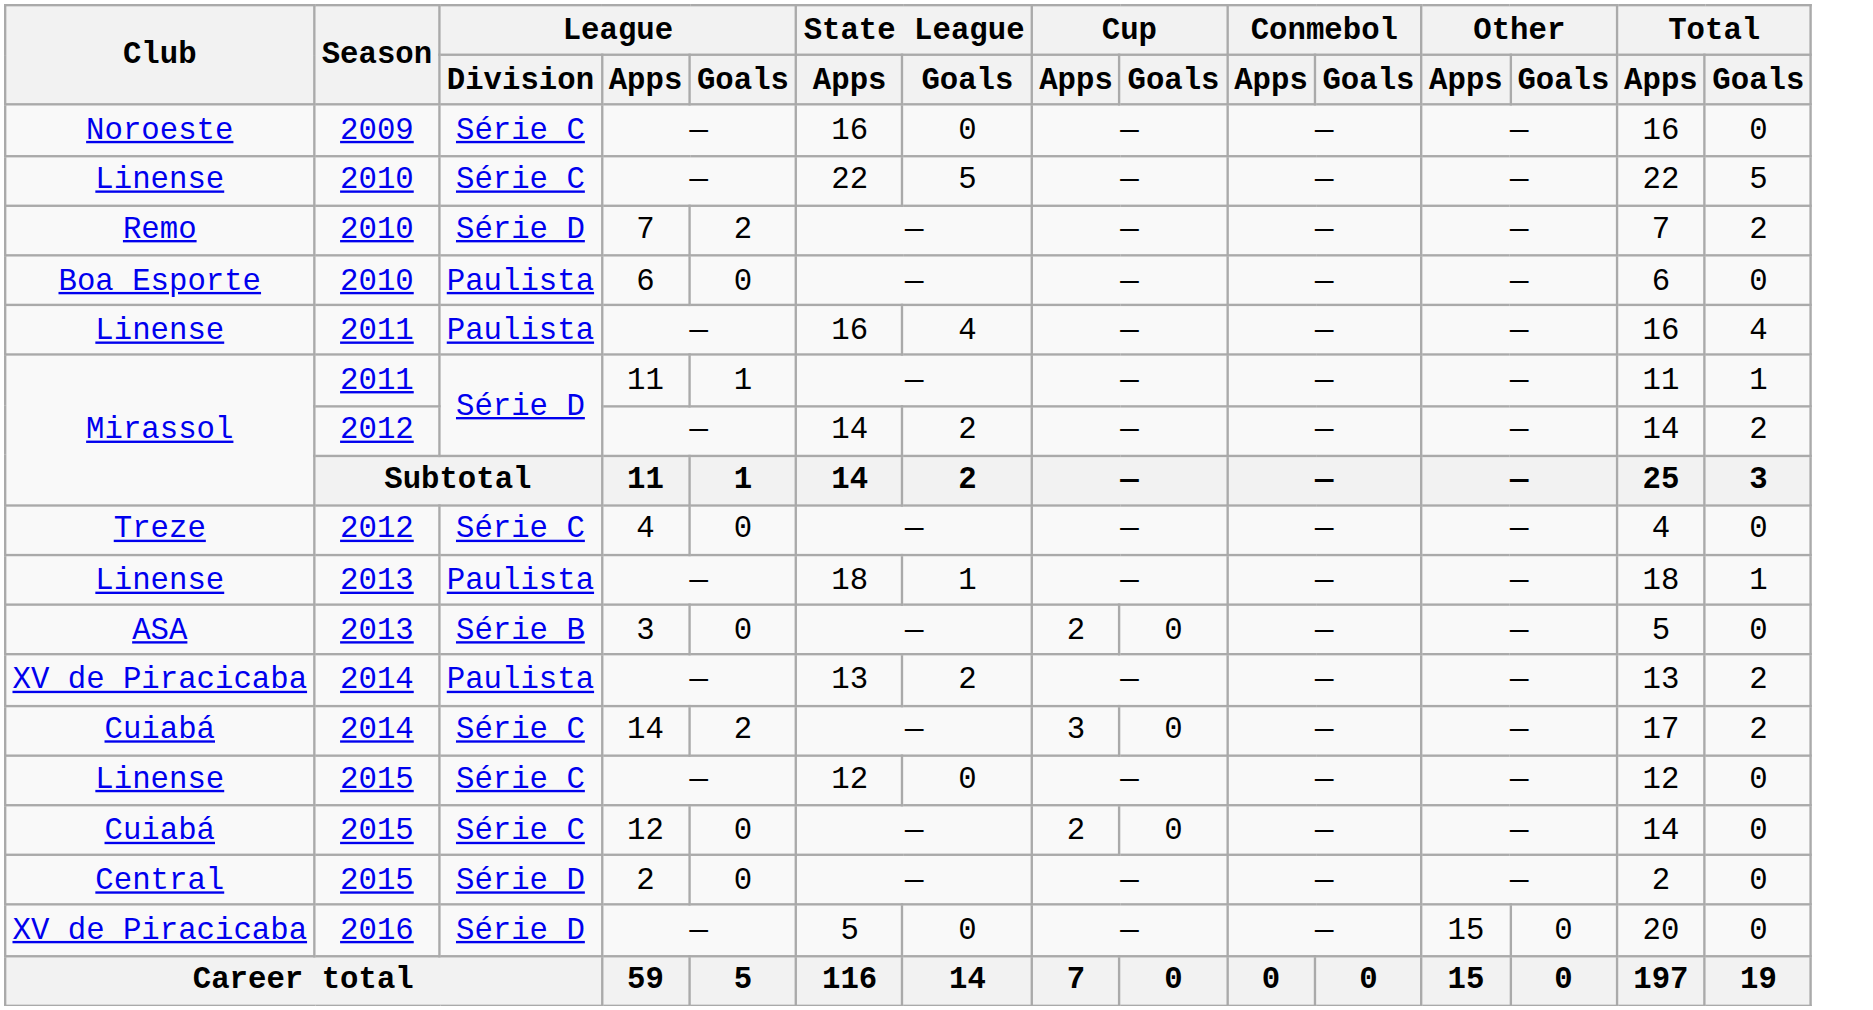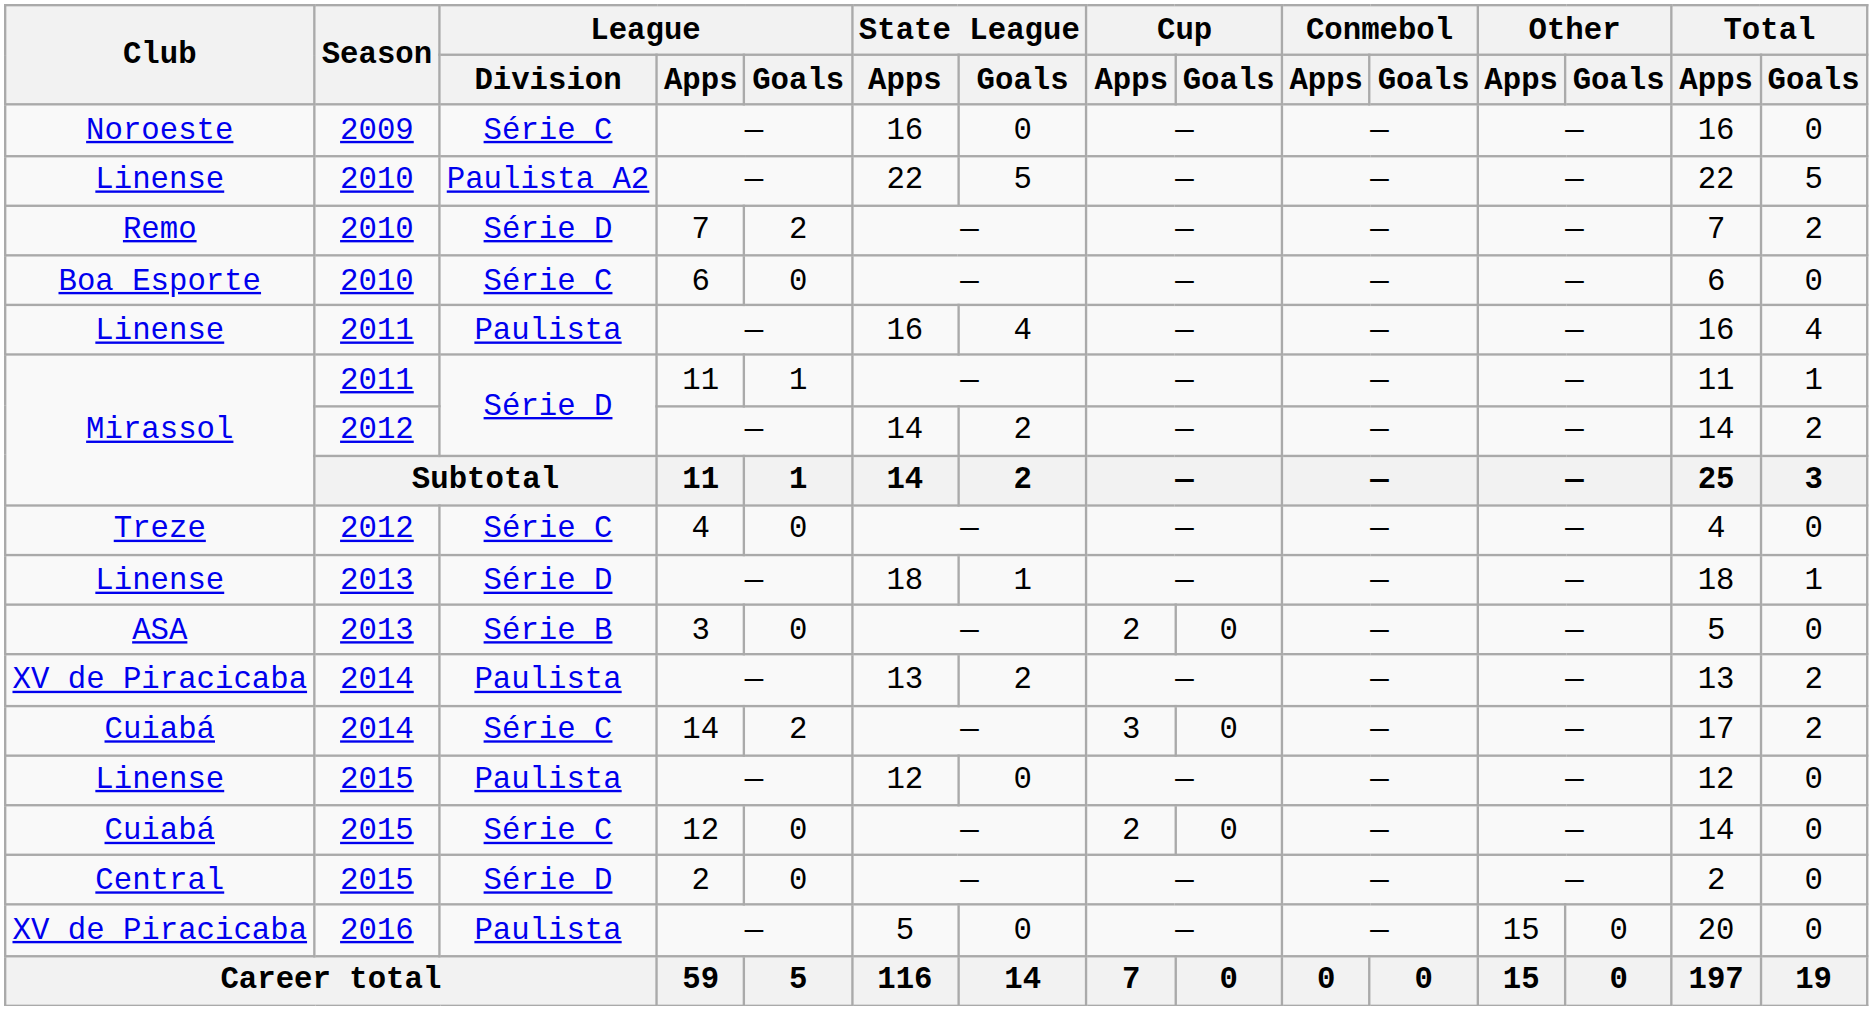(520, 180) Série C -> (548, 180) Paulista A2
(520, 280) Paulista -> (548, 280) Série C
(520, 580) Paulista -> (548, 580) Série D
(520, 780) Série C -> (548, 780) Paulista
(520, 930) Série D -> (548, 930) Paulista
